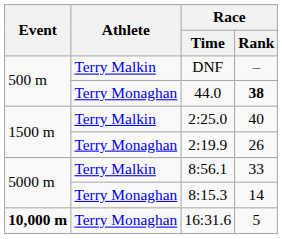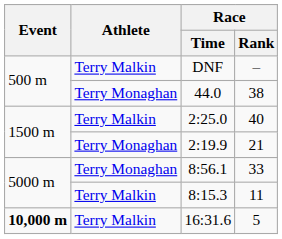(256, 93) bold -> (256, 93) normal
(256, 144) 26 -> (256, 144) 21
(115, 170) Terry Malkin -> (126, 170) Terry Monaghan
(126, 195) Terry Monaghan -> (115, 195) Terry Malkin
(256, 195) 14 -> (256, 195) 11
(126, 220) Terry Monaghan -> (115, 220) Terry Malkin
